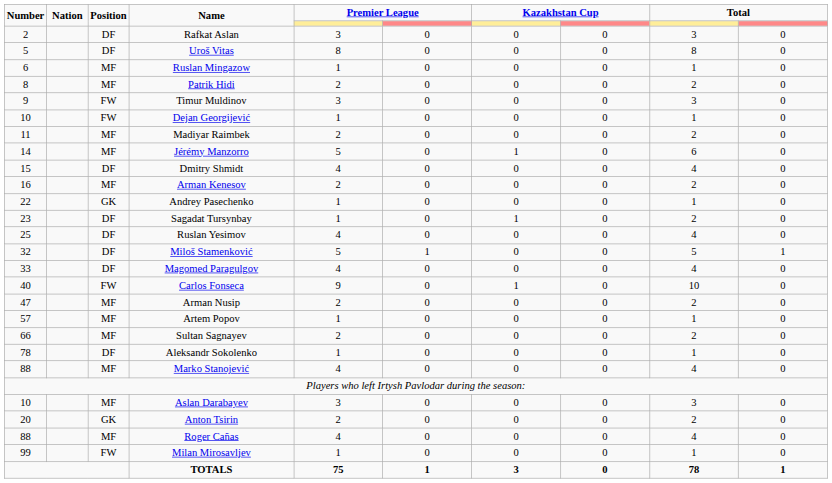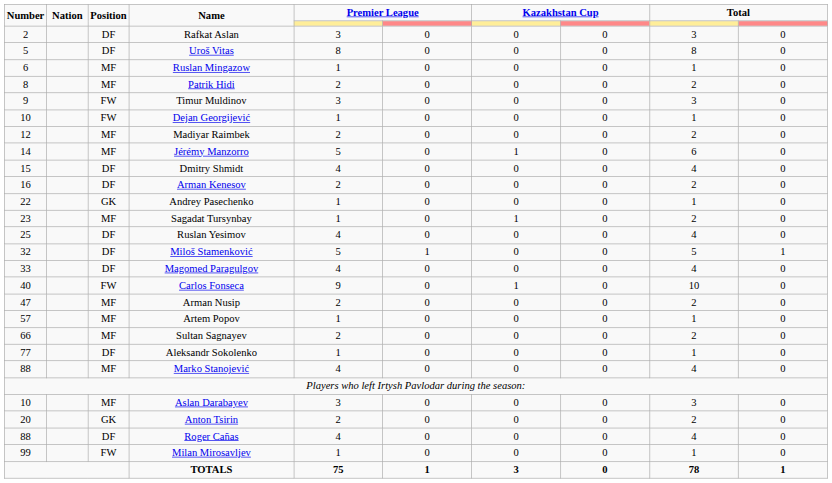(26, 134) 11 -> (26, 134) 12
(109, 185) MF -> (109, 185) DF
(109, 218) DF -> (109, 218) MF
(26, 352) 78 -> (26, 352) 77
(109, 436) MF -> (109, 436) DF
